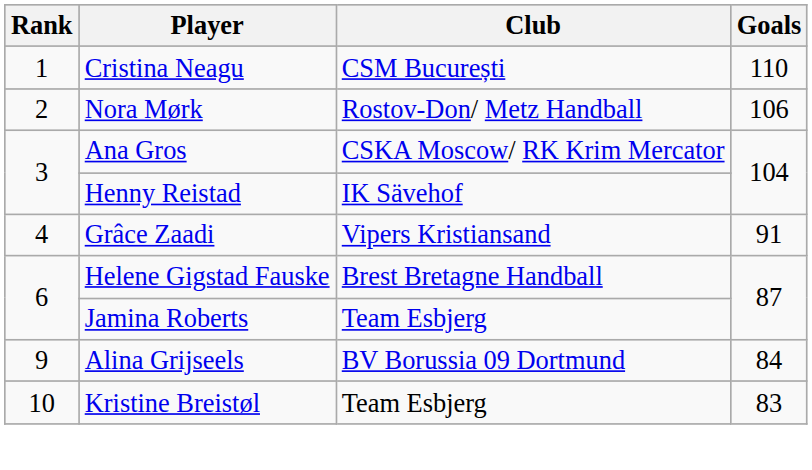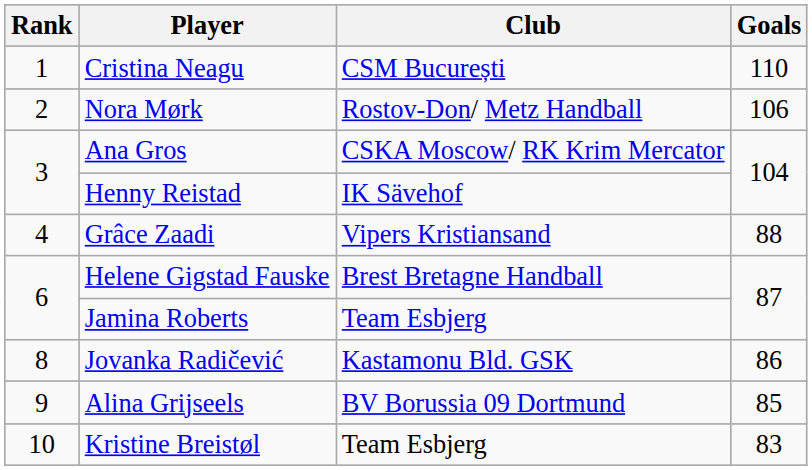(769, 234) 91 -> (769, 234) 88
+ row: (184, 360)
(769, 360) 84 -> (769, 402) 85
